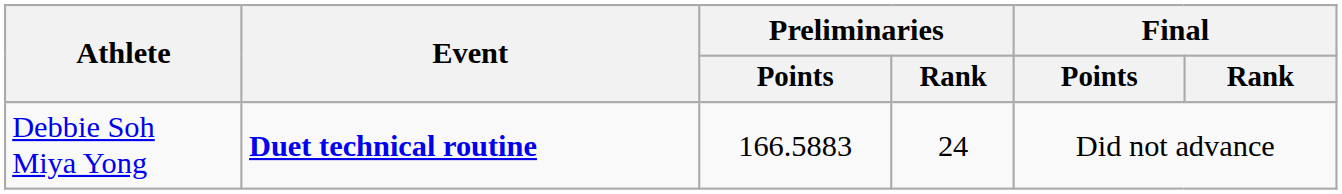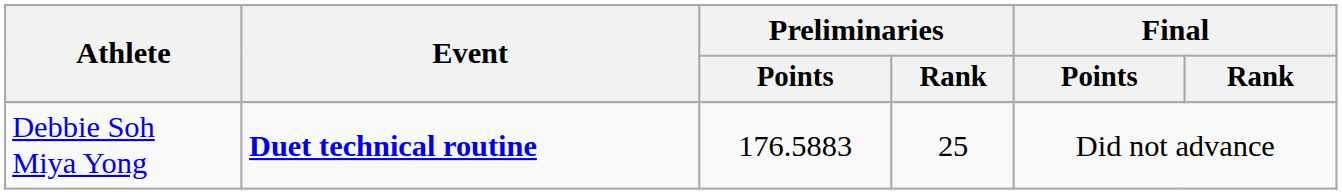(795, 145) 166.5883 -> (795, 145) 176.5883
(953, 145) 24 -> (953, 145) 25
